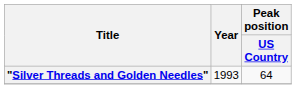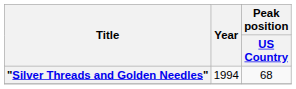(226, 75) 1993 -> (226, 75) 1994
(266, 75) 64 -> (266, 75) 68
